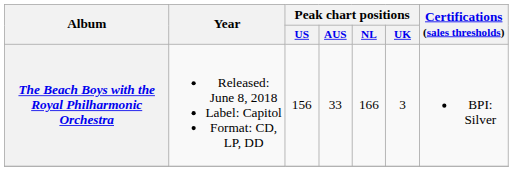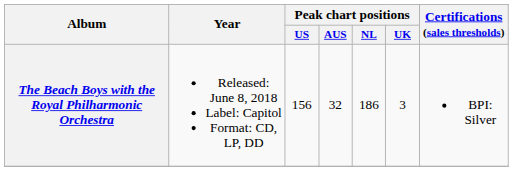(335, 105) 33 -> (335, 105) 32
(369, 105) 166 -> (369, 105) 186
